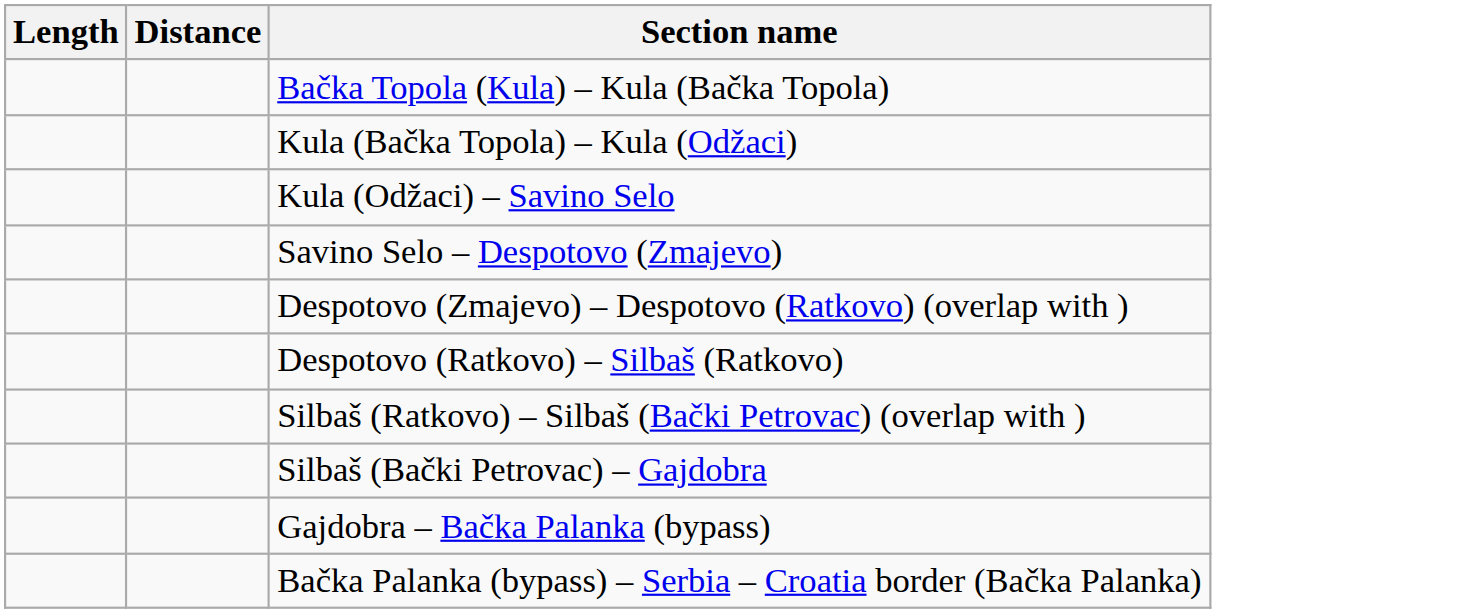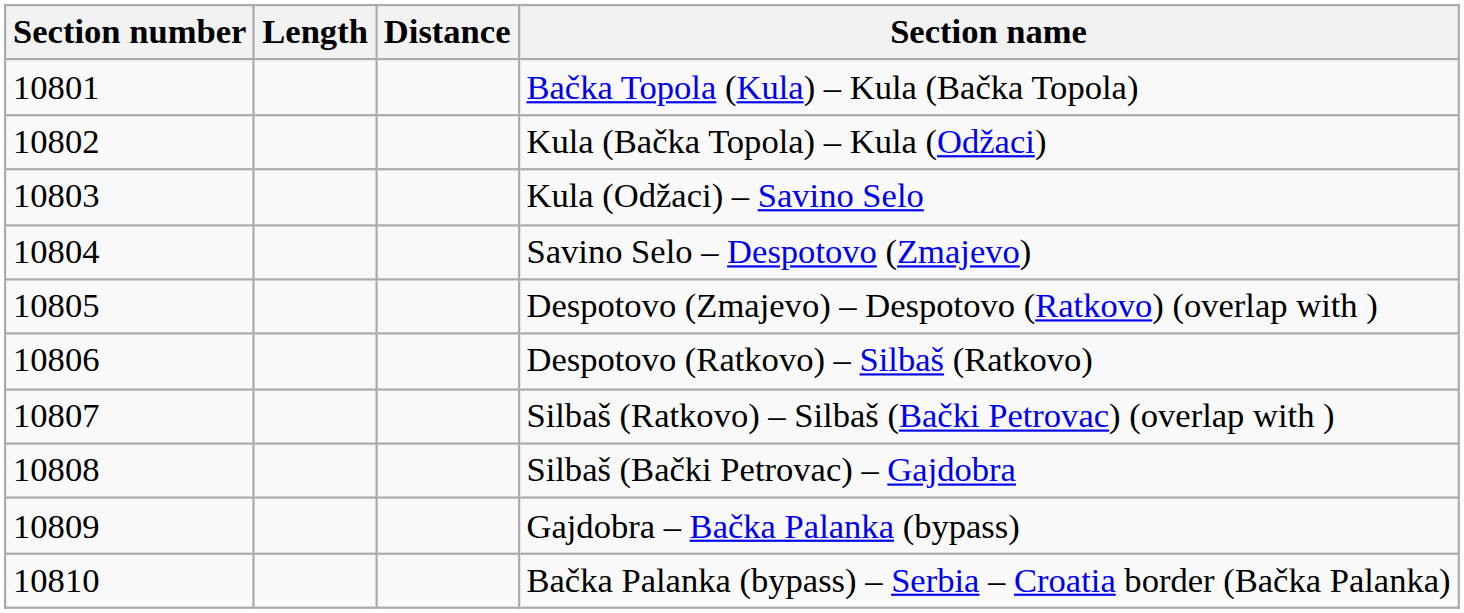+ column: (130, 31)
